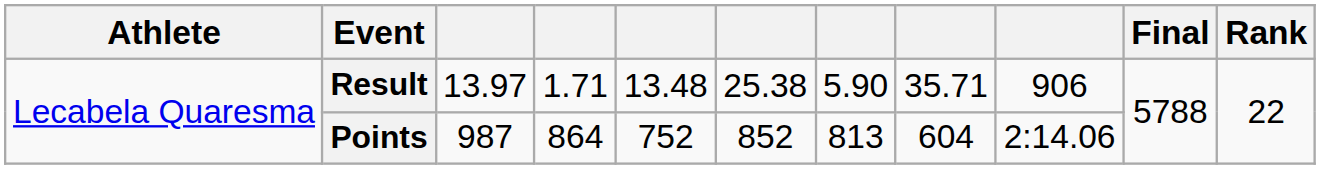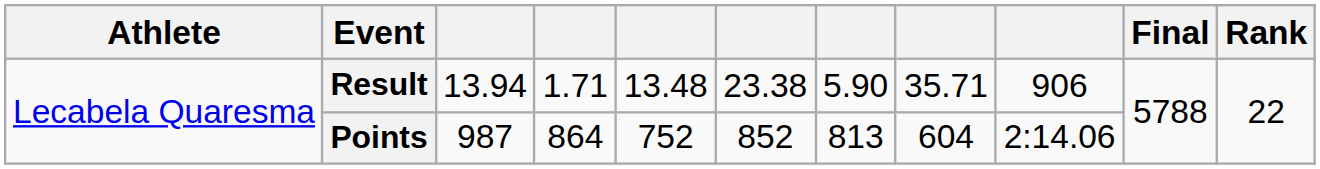(485, 85) 13.97 -> (485, 85) 13.94
(765, 85) 25.38 -> (765, 85) 23.38
